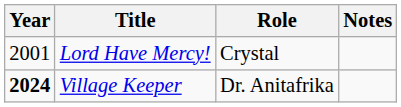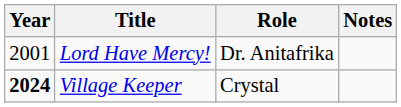(250, 53) Crystal -> (277, 53) Dr. Anitafrika
(277, 85) Dr. Anitafrika -> (250, 85) Crystal
